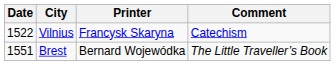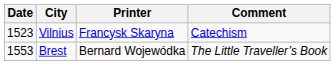(20, 32) 1522 -> (20, 32) 1523
(20, 51) 1551 -> (20, 51) 1553
